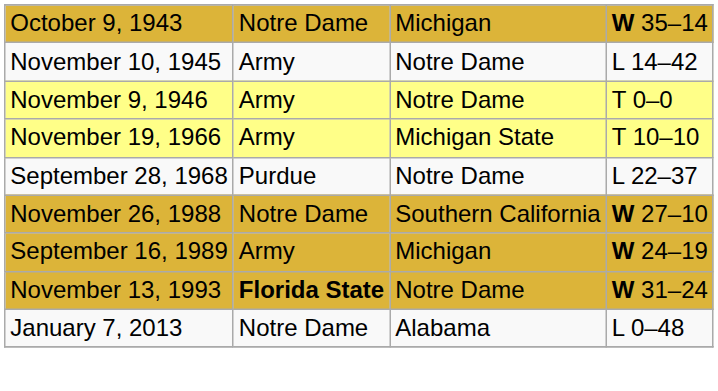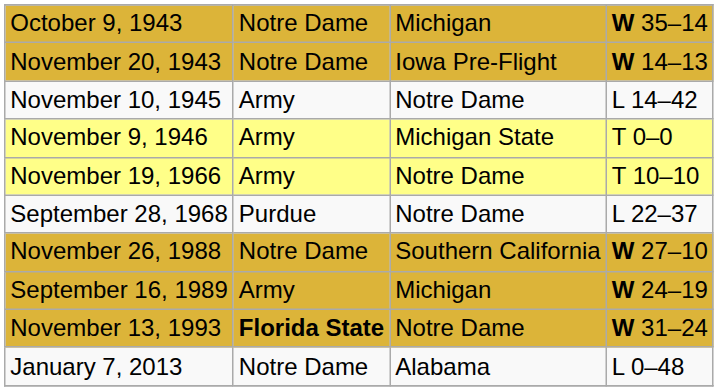+ row: (116, 61)
(460, 99) Notre Dame -> (475, 137) Michigan State
(475, 137) Michigan State -> (460, 175) Notre Dame
